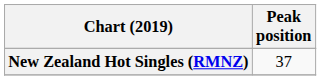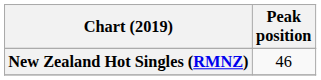(284, 61) 37 -> (284, 61) 46
